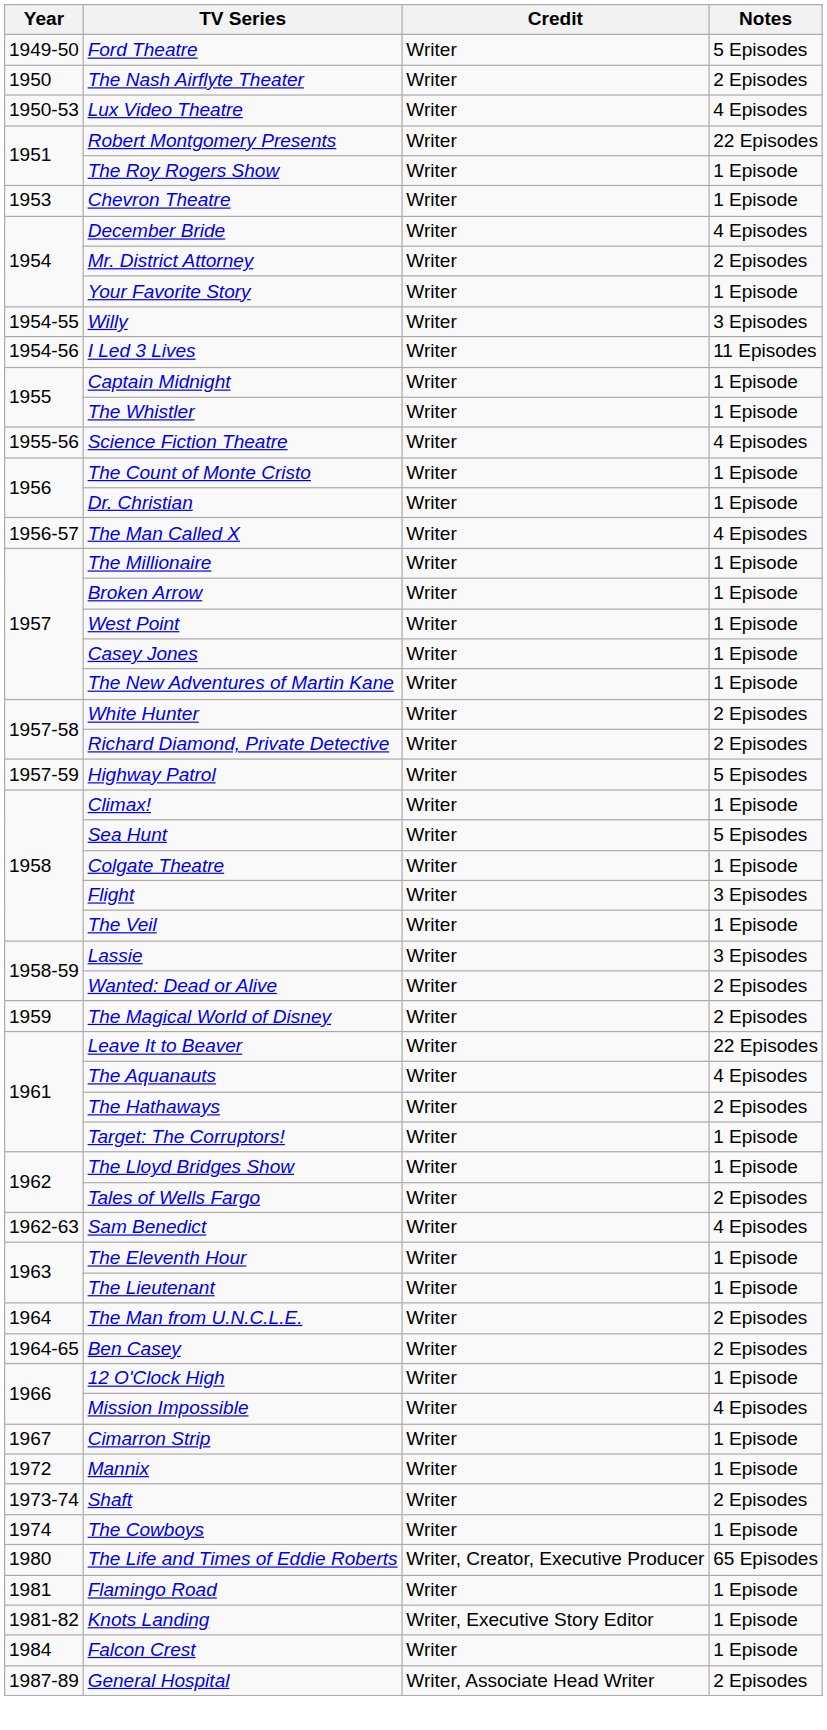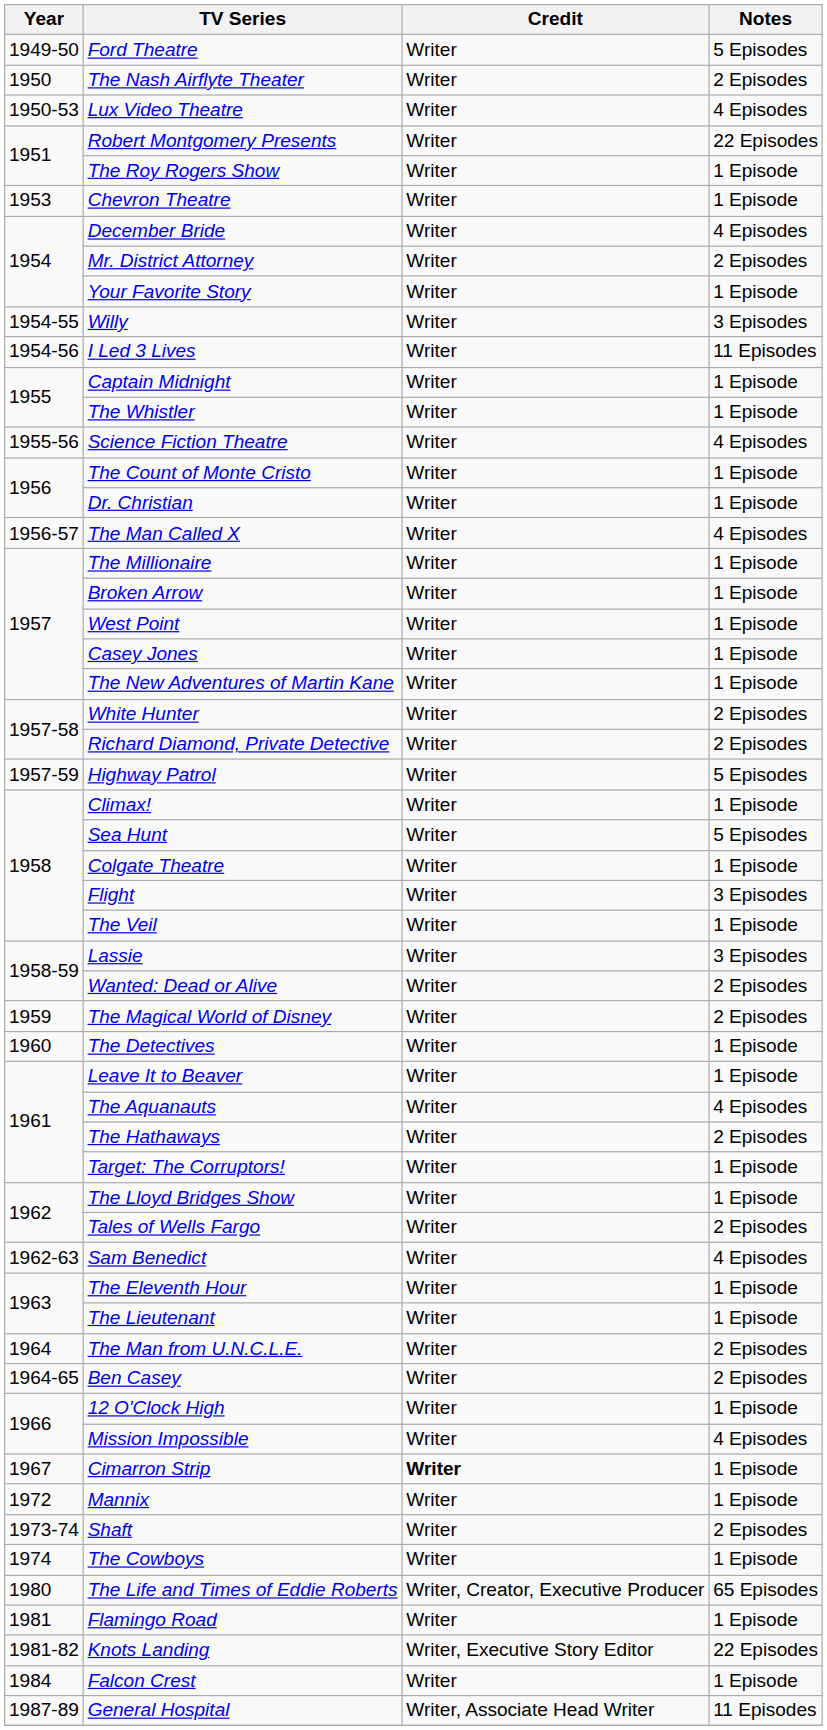+ row: (151, 1046)
(766, 1046) 22 Episodes -> (756, 1076) 1 Episode
(432, 1438) normal -> (434, 1469) bold
(756, 1619) 1 Episode -> (766, 1650) 22 Episodes
(760, 1680) 2 Episodes -> (765, 1710) 11 Episodes
